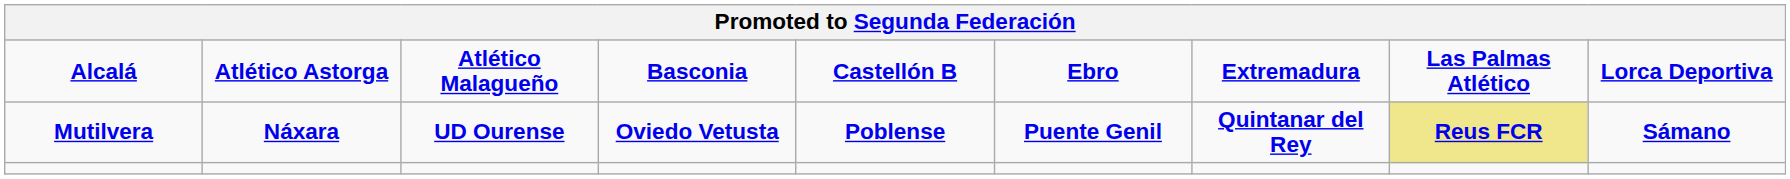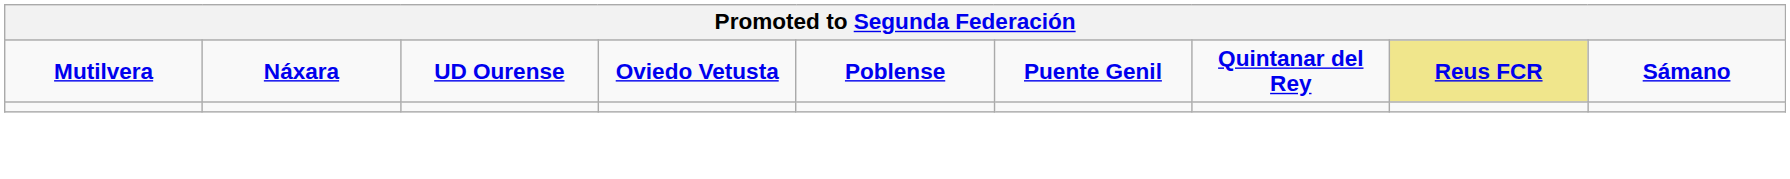- row: (104, 70)
